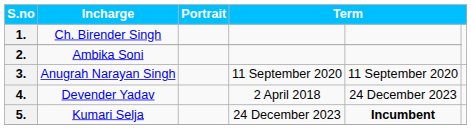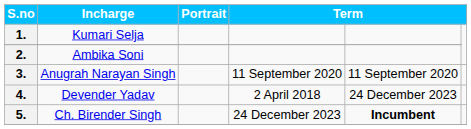(108, 34) Ch. Birender Singh -> (108, 34) Kumari Selja
(108, 114) Kumari Selja -> (108, 114) Ch. Birender Singh
